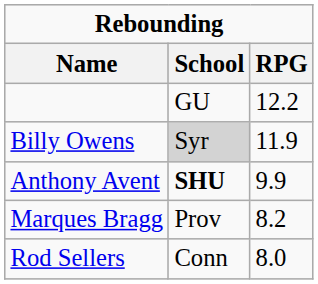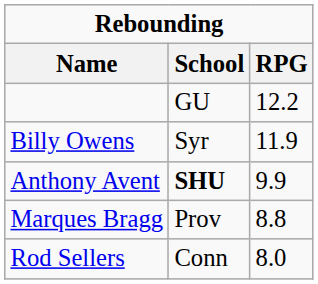(192, 141) lightgrey background -> (192, 141) no background
(271, 219) 8.2 -> (271, 219) 8.8
